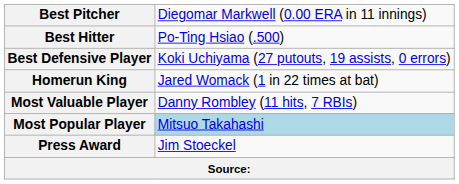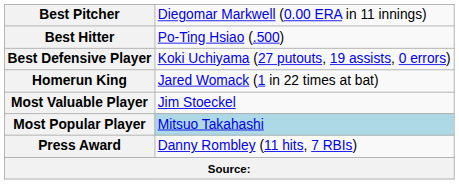(257, 102) Danny Rombley (11 hits, 7 RBIs) -> (197, 102) Jim Stoeckel
(197, 146) Jim Stoeckel -> (257, 146) Danny Rombley (11 hits, 7 RBIs)
